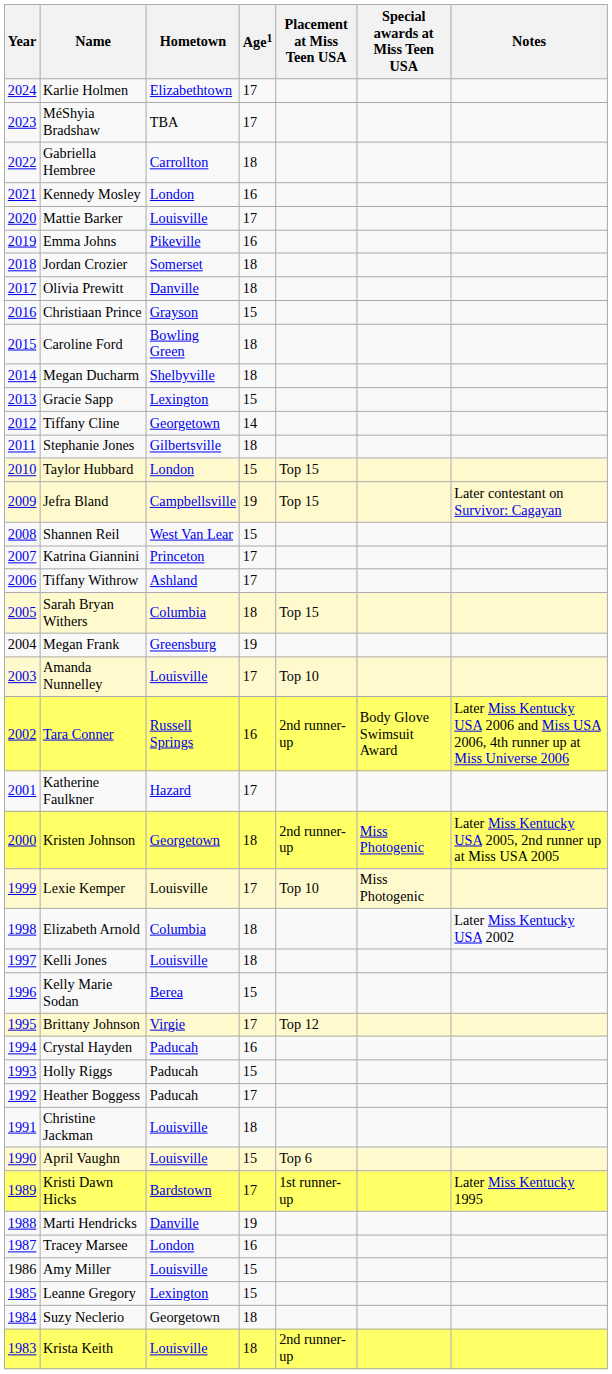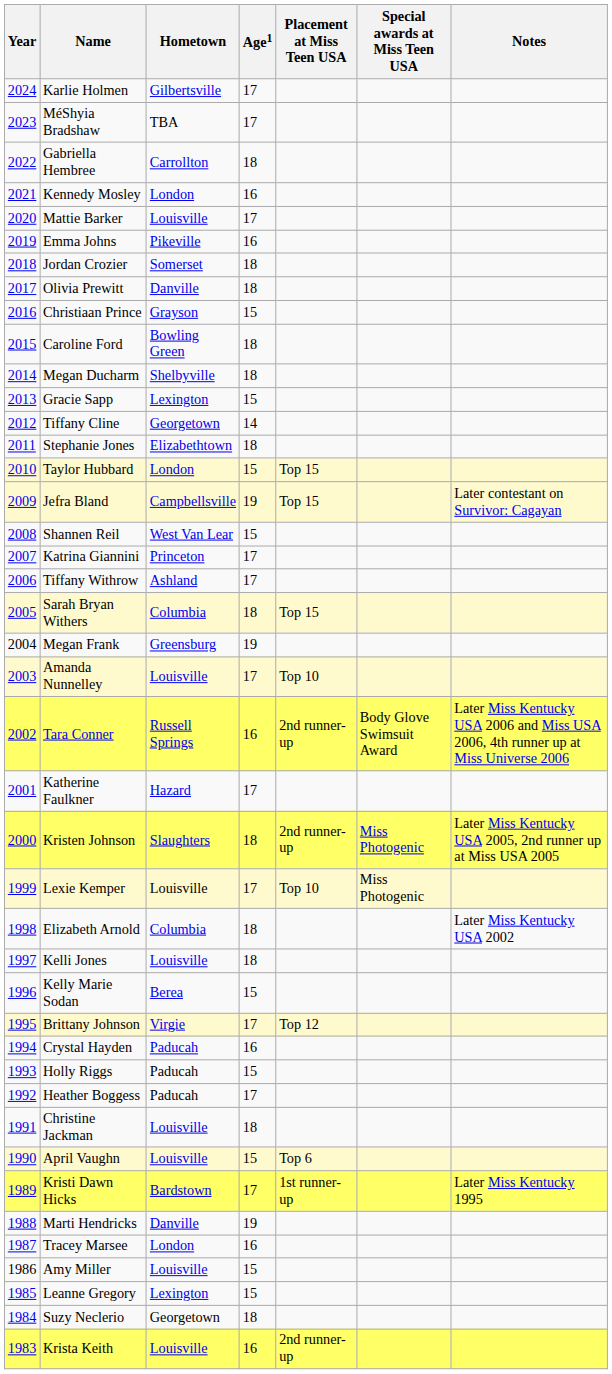(191, 90) Elizabethtown -> (185, 90) Gilbertsville
(185, 446) Gilbertsville -> (191, 446) Elizabethtown
(185, 840) Georgetown -> (180, 840) Slaughters
(250, 1349) 18 -> (250, 1349) 16
